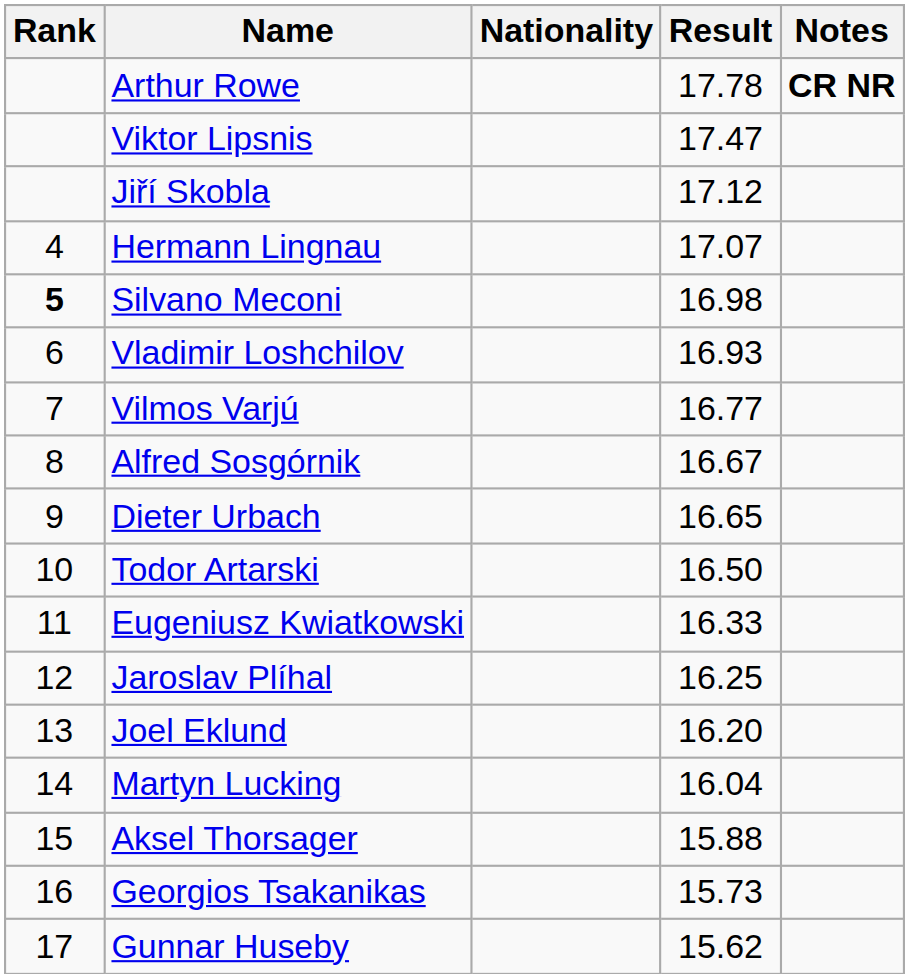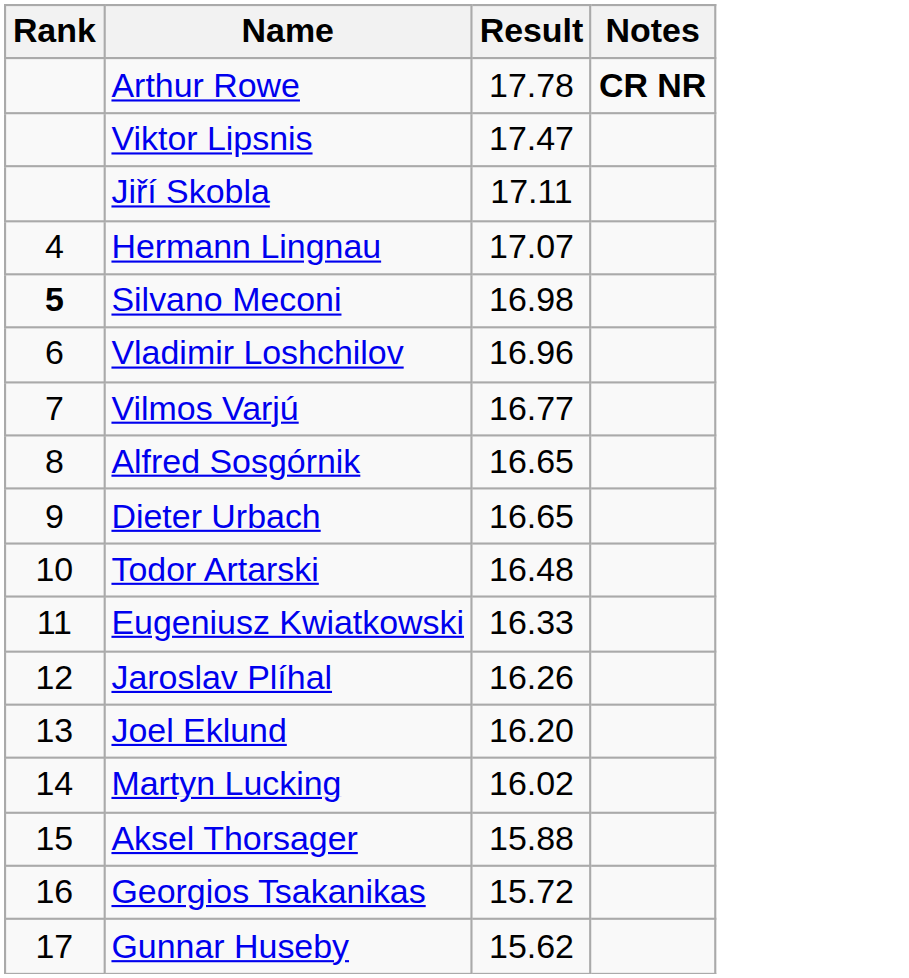- column: (566, 31)
(721, 192) 17.12 -> (531, 192) 17.11
(721, 354) 16.93 -> (531, 354) 16.96
(721, 461) 16.67 -> (531, 461) 16.65
(721, 569) 16.50 -> (531, 569) 16.48
(721, 676) 16.25 -> (531, 676) 16.26
(721, 784) 16.04 -> (531, 784) 16.02
(721, 892) 15.73 -> (531, 892) 15.72
